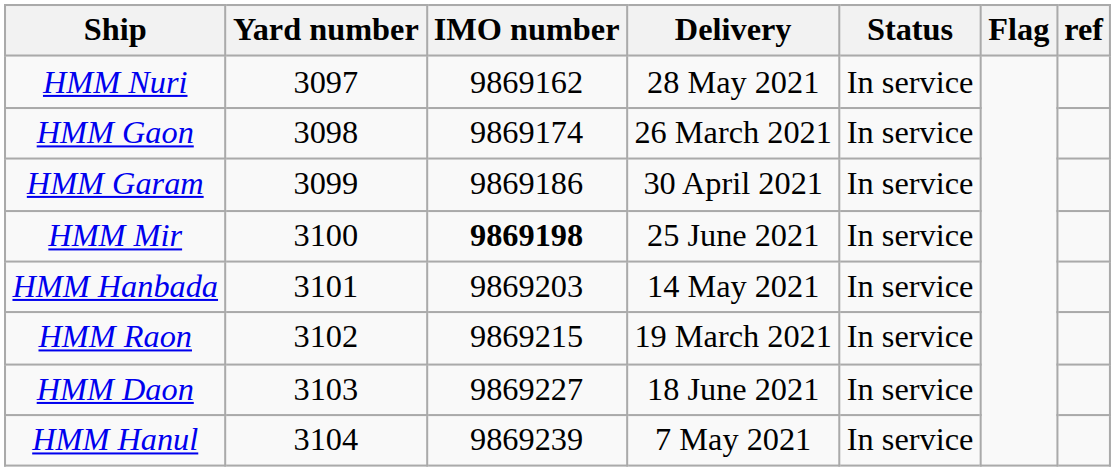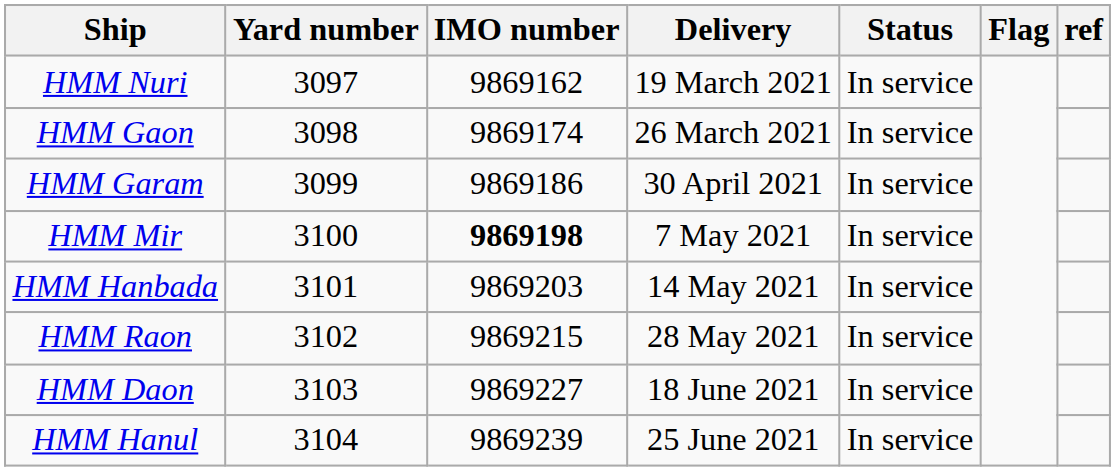(733, 81) 28 May 2021 -> (733, 81) 19 March 2021
(733, 235) 25 June 2021 -> (733, 235) 7 May 2021
(733, 337) 19 March 2021 -> (733, 337) 28 May 2021
(733, 440) 7 May 2021 -> (733, 440) 25 June 2021
